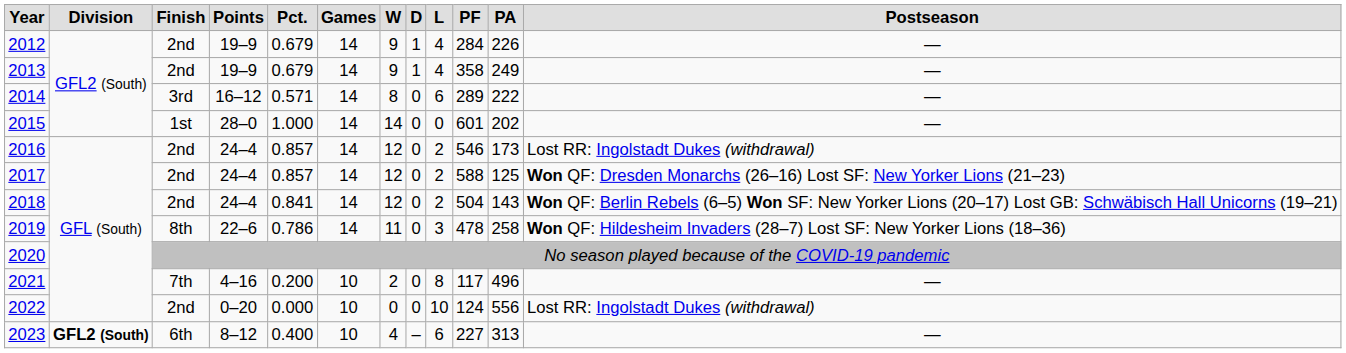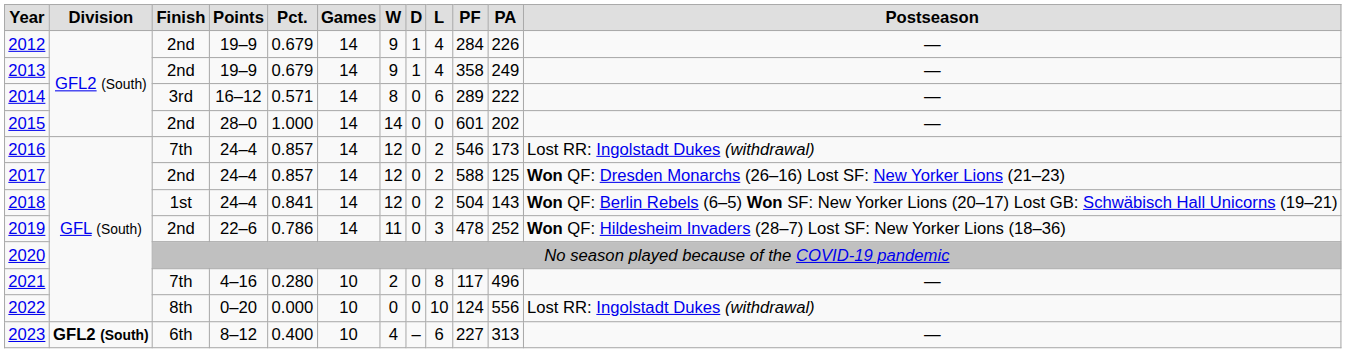(181, 123) 1st -> (181, 123) 2nd
(181, 149) 2nd -> (181, 149) 7th
(181, 202) 2nd -> (181, 202) 1st
(181, 228) 8th -> (181, 228) 2nd
(505, 228) 258 -> (505, 228) 252
(292, 281) 0.200 -> (292, 281) 0.280
(181, 307) 2nd -> (181, 307) 8th
